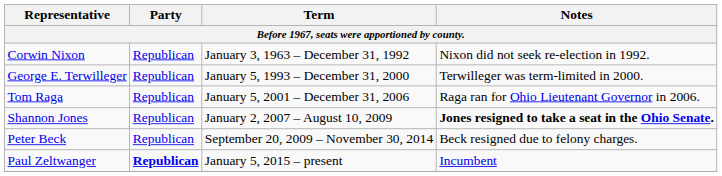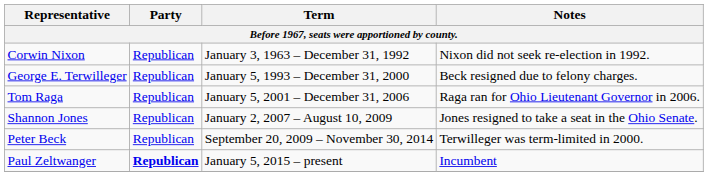(541, 75) Terwilleger was term-limited in 2000. -> (539, 75) Beck resigned due to felony charges.
(577, 118) bold -> (569, 118) normal
(539, 139) Beck resigned due to felony charges. -> (541, 139) Terwilleger was term-limited in 2000.
